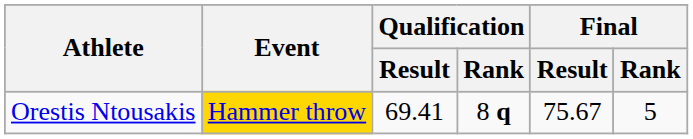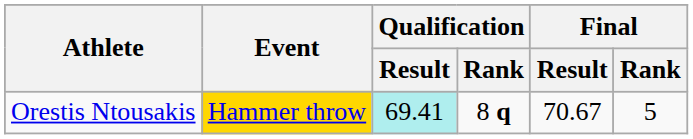(414, 112) no background -> (414, 112) paleturquoise background
(572, 112) 75.67 -> (572, 112) 70.67
